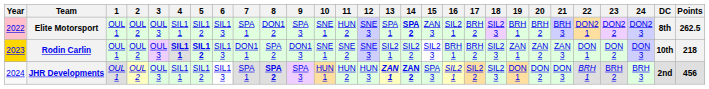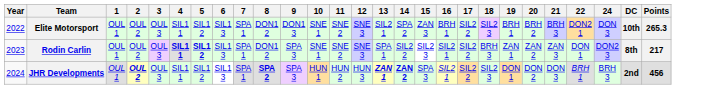- column: (614, 10)
(15, 28) pink background -> (15, 28) no background
(300, 28) SPA 3 -> (294, 28) DON1 3
(347, 28) HUN 2 -> (340, 28) SNE 2
(390, 28) SPA 1 -> (383, 28) SIL2 1
(411, 28) bold -> (404, 28) normal
(453, 28) SIL2 1 -> (447, 28) BRH 1
(475, 28) BRH 2 -> (468, 28) SIL2 2
(641, 28) DON2 3 -> (607, 28) DON 3
(665, 28) 8th -> (631, 28) 10th
(690, 28) 262.5 -> (656, 28) 265.3
(15, 50) gold background -> (15, 50) no background
(246, 50) DON1 1 -> (243, 50) SPA 1
(273, 50) SPA 2 -> (267, 50) DON1 2
(300, 50) DON1 3 -> (294, 50) SPA 3
(390, 50) SIL2 1 -> (383, 50) SPA 1
(453, 50) BRH 1 -> (447, 50) SIL2 1
(475, 50) BRH 2 -> (468, 50) SIL2 2
(496, 50) SIL2 3 -> (489, 50) BRH 3
(641, 50) DON 3 -> (607, 50) DON2 3
(665, 50) 10th -> (631, 50) 8th
(690, 50) 218 -> (656, 50) 217
(138, 73) normal -> (138, 73) bold
